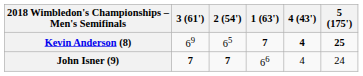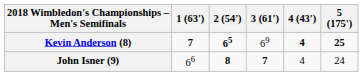columns swapped: (265, 18) <-> (190, 18)
(228, 42) normal -> (228, 42) bold
(228, 61) 7 -> (228, 61) 8
